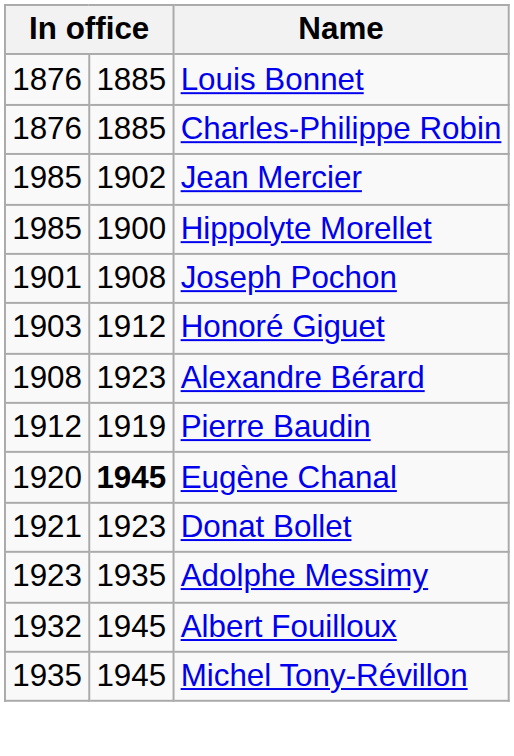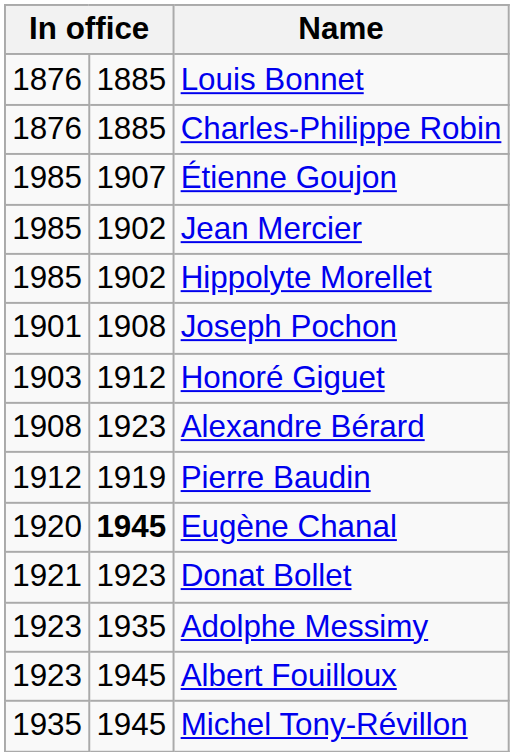+ row: (289, 178)
(131, 228) 1900 -> (131, 278) 1902
(47, 626) 1932 -> (47, 675) 1923
